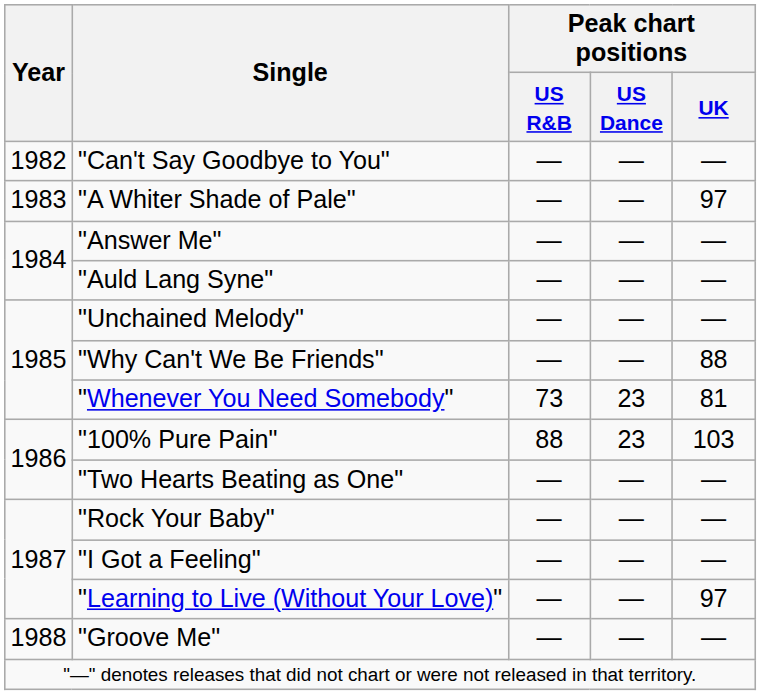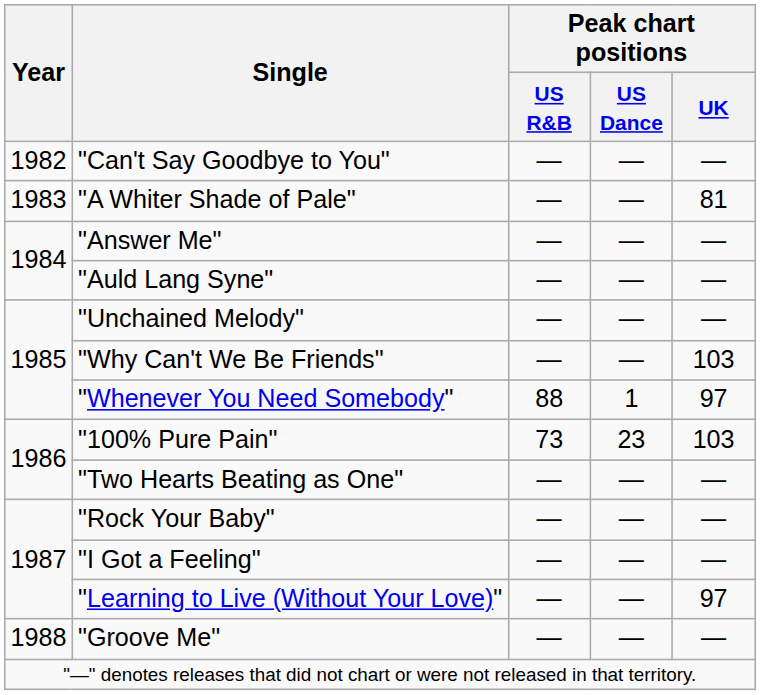(714, 200) 97 -> (714, 200) 81
(714, 359) 88 -> (714, 359) 103
(549, 399) 73 -> (549, 399) 88
(631, 399) 23 -> (631, 399) 1
(714, 399) 81 -> (714, 399) 97
(549, 439) 88 -> (549, 439) 73
